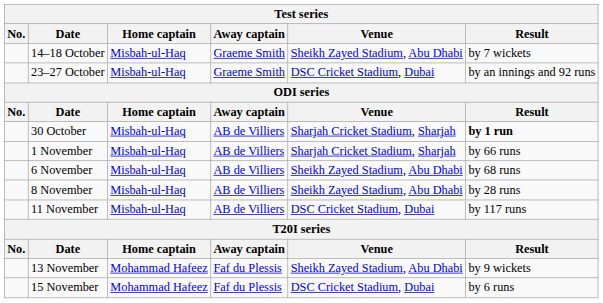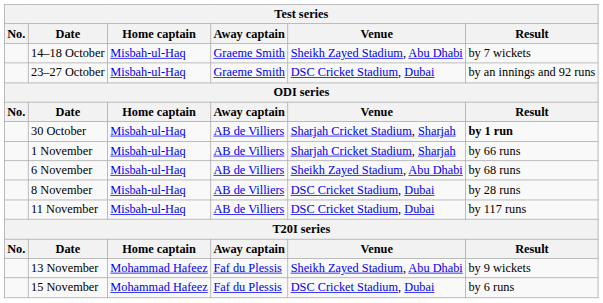(377, 190) Sheikh Zayed Stadium, Abu Dhabi -> (363, 190) DSC Cricket Stadium, Dubai
